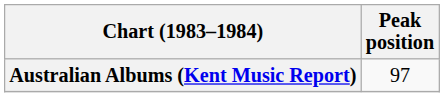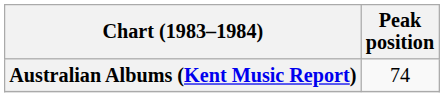(400, 75) 97 -> (400, 75) 74
